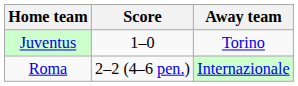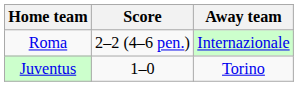rows swapped: (48, 68) <-> (48, 42)
